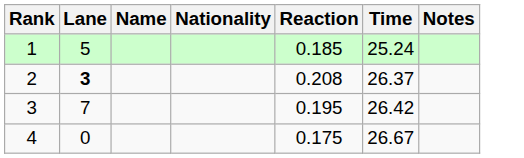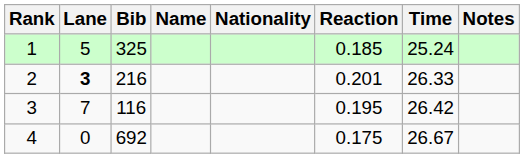+ column: (131, 19)
(319, 78) 0.208 -> (359, 78) 0.201
(391, 78) 26.37 -> (431, 78) 26.33
